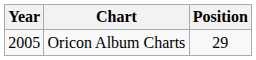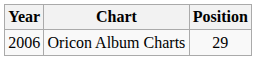(24, 42) 2005 -> (24, 42) 2006
